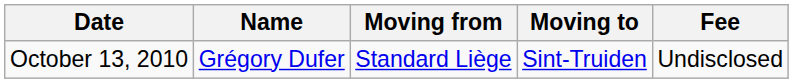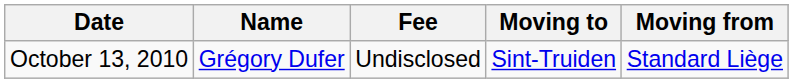columns swapped: (433, 22) <-> (720, 22)
